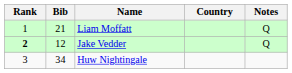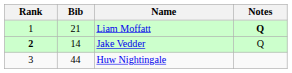- column: (215, 12)
(266, 28) normal -> (260, 28) bold
(60, 44) 12 -> (76, 44) 14
(60, 60) 34 -> (76, 60) 44
